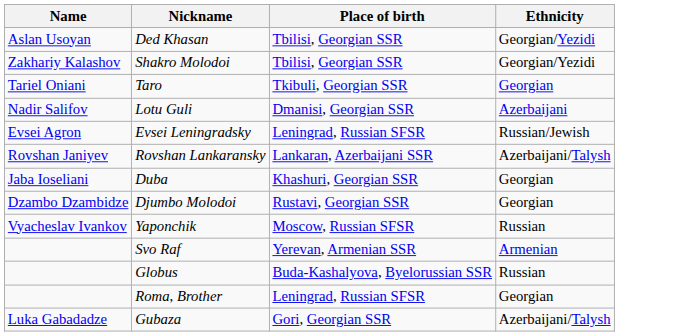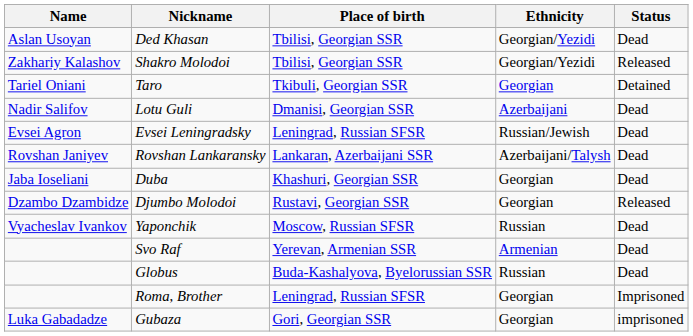+ column: (651, 16)
(555, 319) Azerbaijani/Talysh -> (526, 319) Georgian
